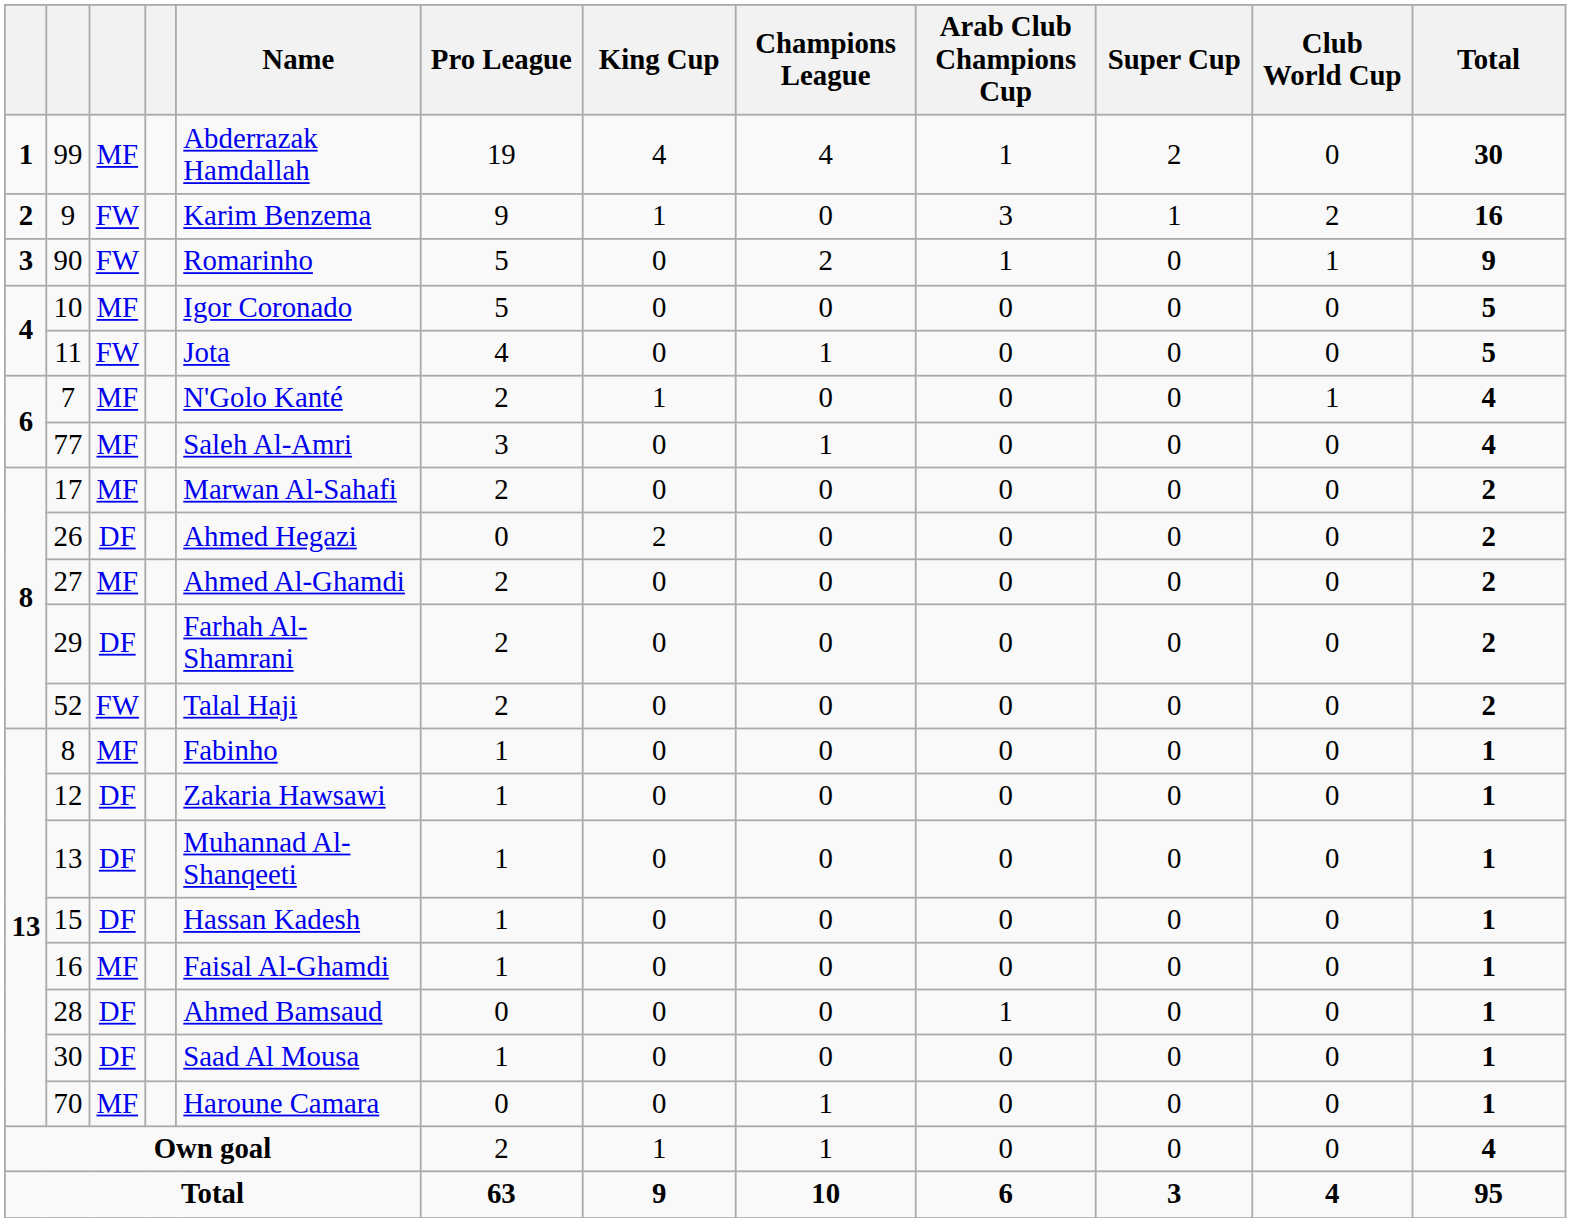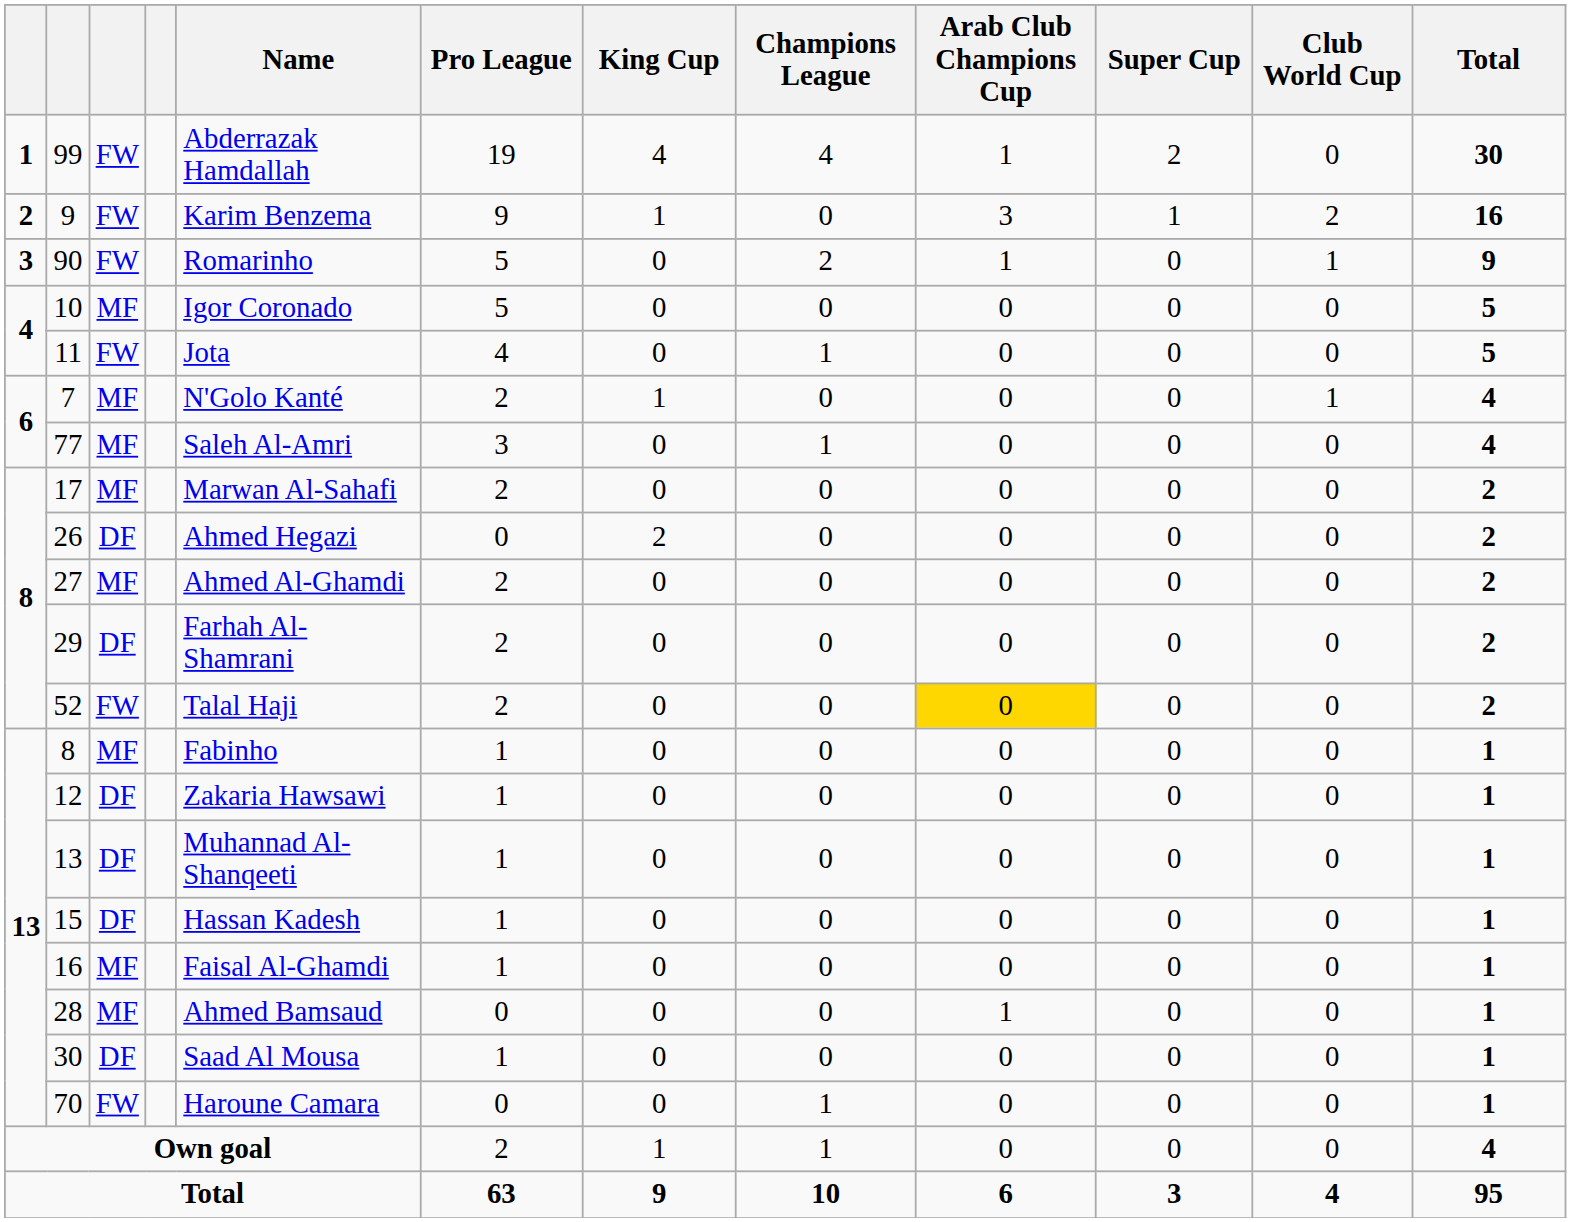(117, 154) MF -> (117, 154) FW
(1006, 705) no background -> (1006, 705) gold background
(117, 1011) DF -> (117, 1011) MF
(117, 1102) MF -> (117, 1102) FW
